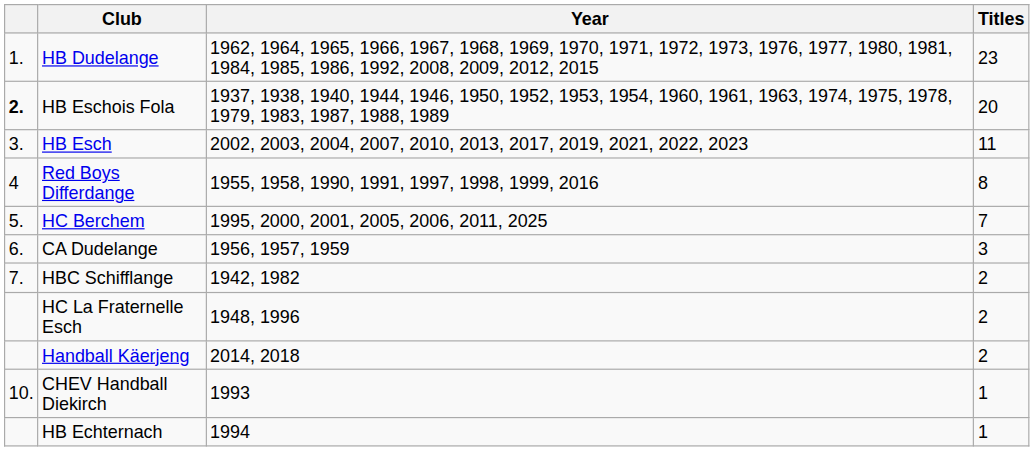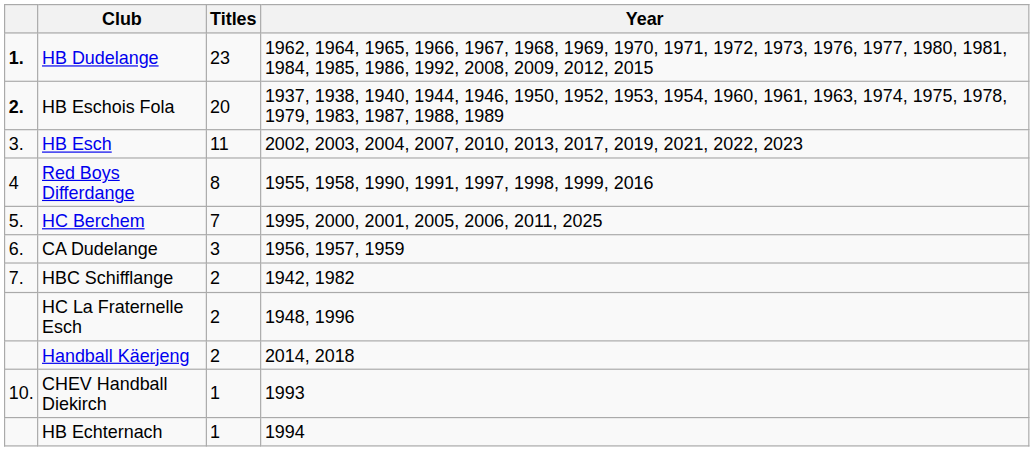columns swapped: (1001, 19) <-> (590, 19)
(16, 57) normal -> (16, 57) bold
